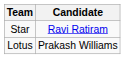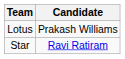rows swapped: (20, 29) <-> (20, 45)
